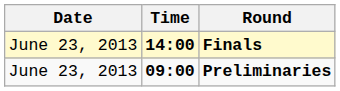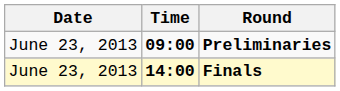rows swapped: (267, 72) <-> (232, 45)
